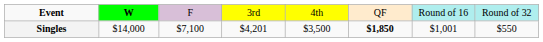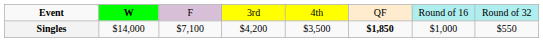(254, 29) $4,201 -> (254, 29) $4,200
(443, 29) $1,001 -> (443, 29) $1,000
